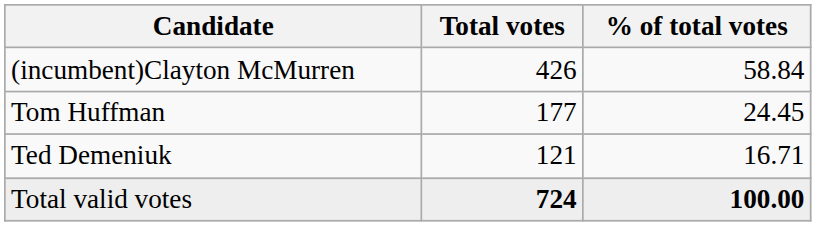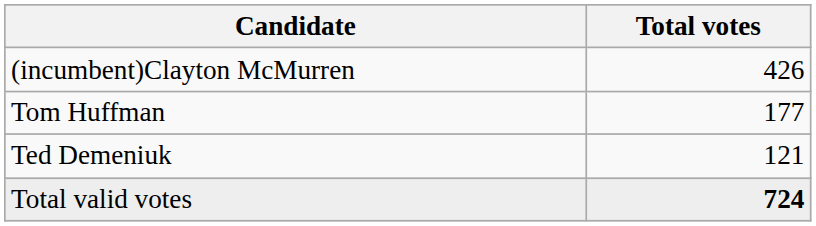- column: (697, 26)
